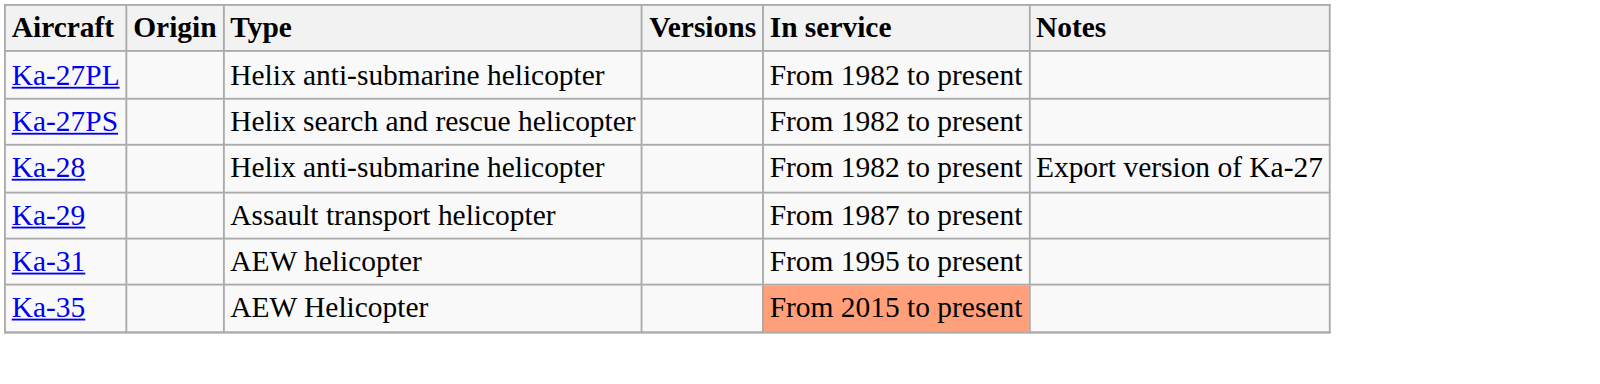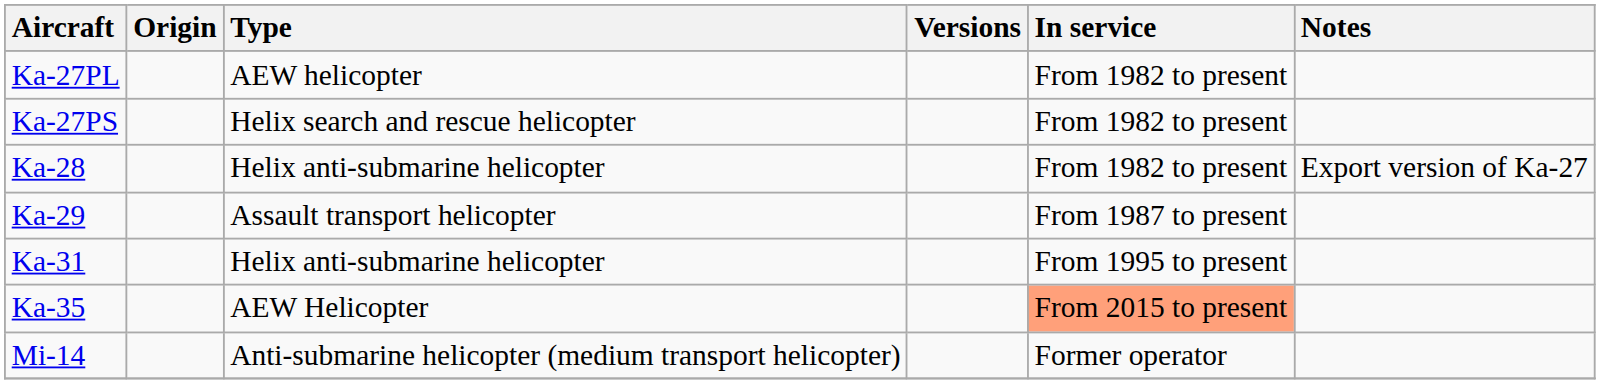(417, 74) Helix anti-submarine helicopter -> (326, 74) AEW helicopter
(326, 261) AEW helicopter -> (417, 261) Helix anti-submarine helicopter
+ row: (49, 354)
